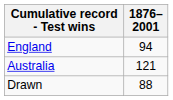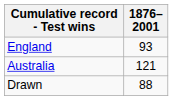(146, 47) 94 -> (146, 47) 93
